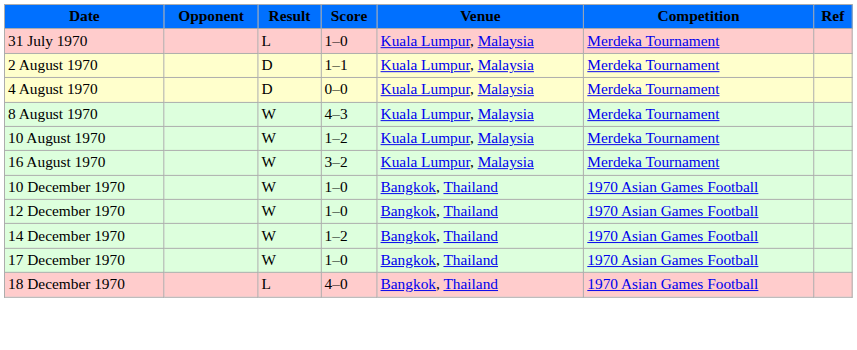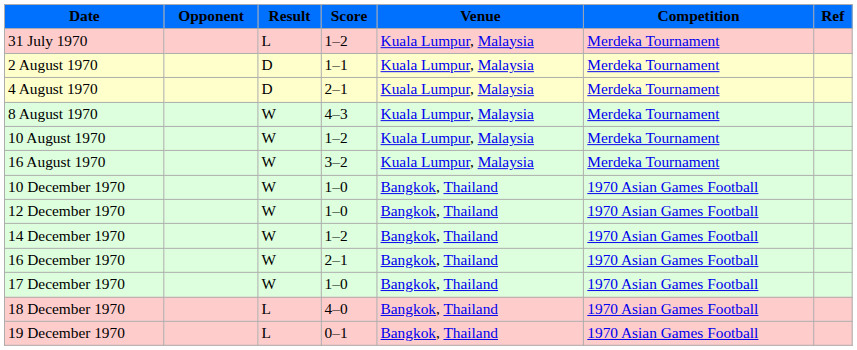(336, 41) 1–0 -> (336, 41) 1–2
(336, 89) 0–0 -> (336, 89) 2–1
+ row: (66, 260)
+ row: (66, 333)
